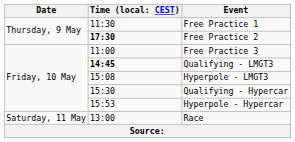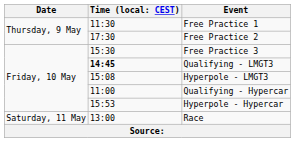(102, 38) bold -> (102, 38) normal
(102, 51) 11:00 -> (102, 51) 15:30
(102, 92) 15:30 -> (102, 92) 11:00
